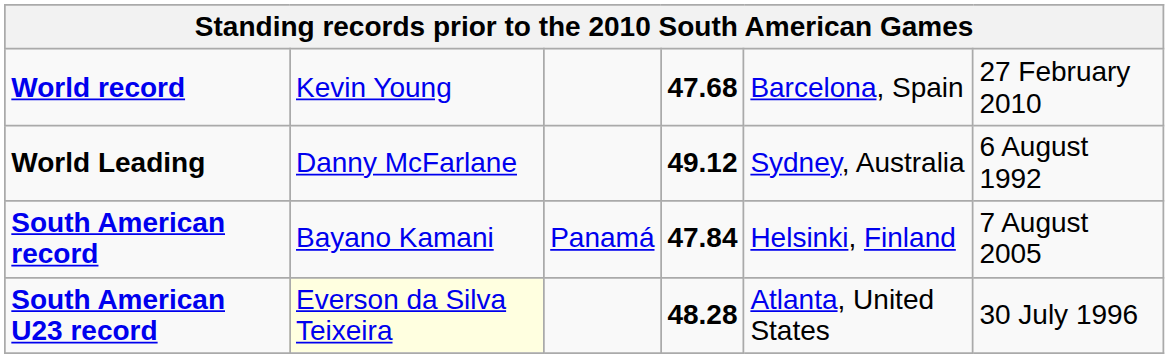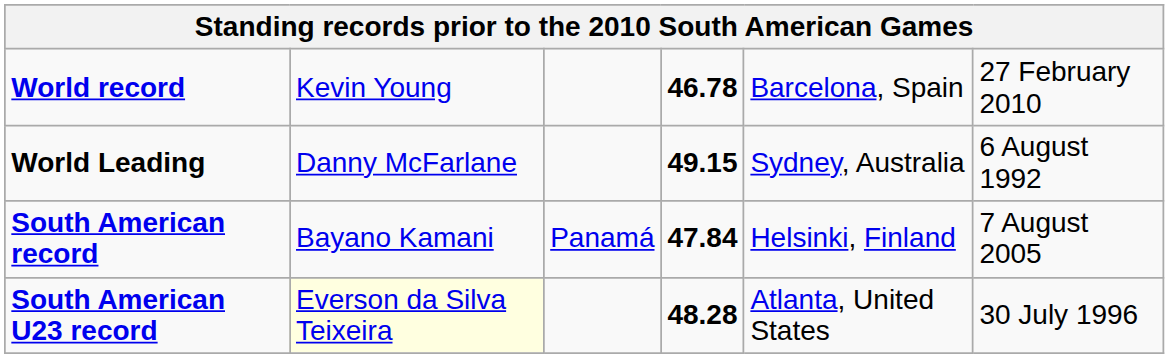(702, 86) 47.68 -> (702, 86) 46.78
(702, 162) 49.12 -> (702, 162) 49.15
